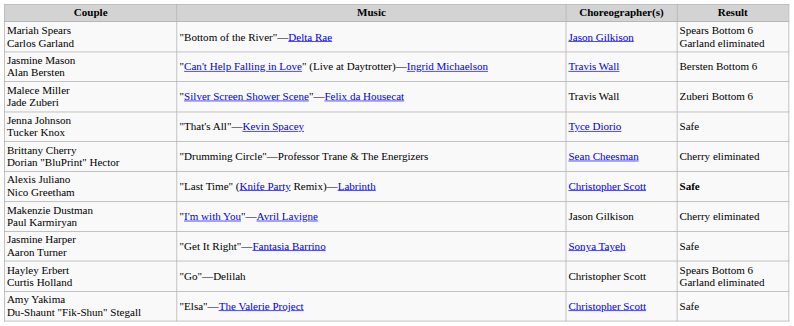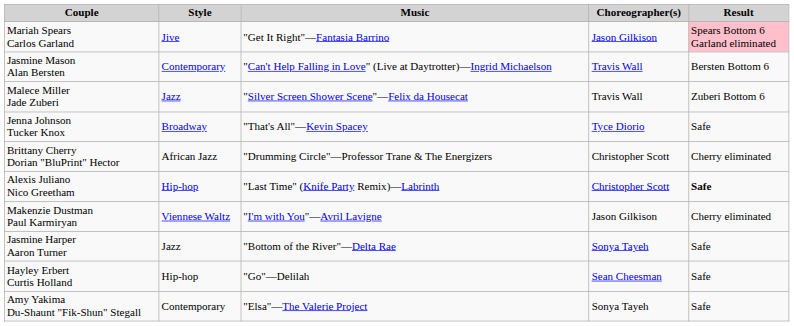+ column: (200, 13)
(256, 36) "Bottom of the River"—Delta Rae -> (316, 36) "Get It Right"—Fantasia Barrino
(722, 36) no background -> (734, 36) pink background
(604, 156) Sean Cheesman -> (630, 156) Christopher Scott
(253, 246) "Get It Right"—Fantasia Barrino -> (320, 246) "Bottom of the River"—Delta Rae
(607, 276) Christopher Scott -> (627, 276) Sean Cheesman
(722, 276) Spears Bottom 6 Garland eliminated -> (701, 276) Safe
(607, 306) Christopher Scott -> (620, 306) Sonya Tayeh
